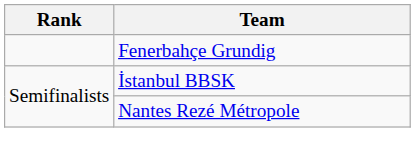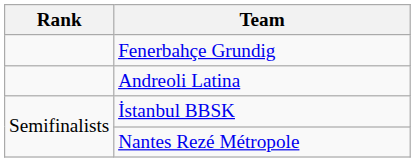+ row: (179, 80)
